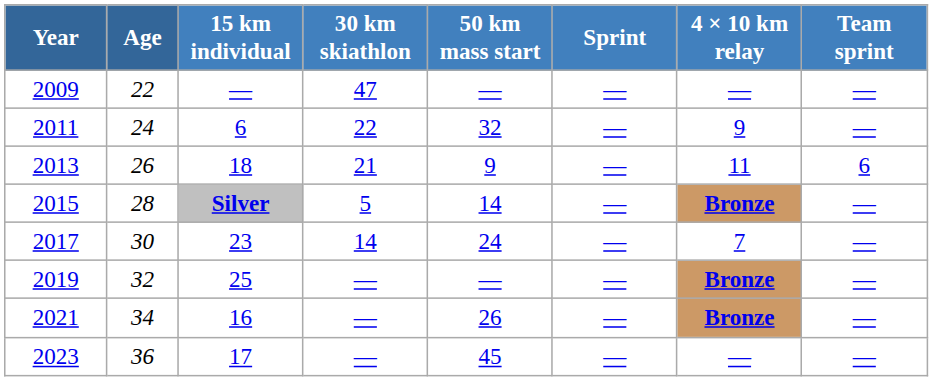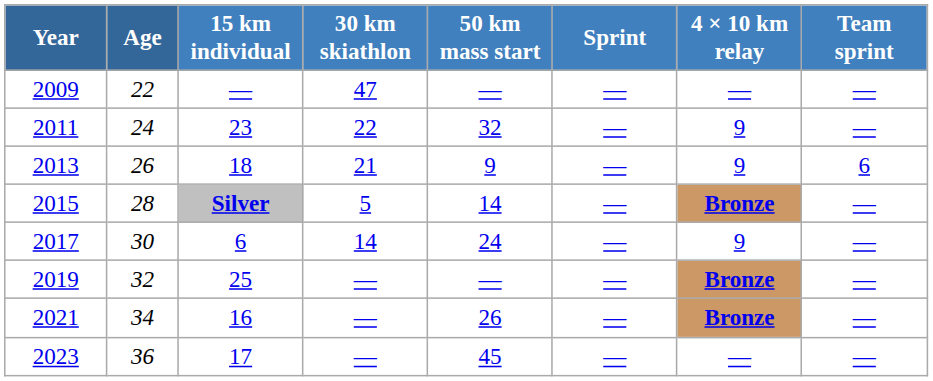(241, 127) 6 -> (241, 127) 23
(740, 165) 11 -> (740, 165) 9
(241, 241) 23 -> (241, 241) 6
(740, 241) 7 -> (740, 241) 9
